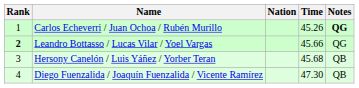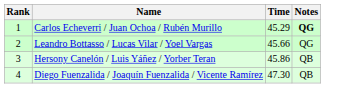- column: (282, 12)
(312, 28) 45.26 -> (279, 28) 45.29
(18, 43) bold -> (18, 43) normal
(312, 59) 45.68 -> (279, 59) 45.86
